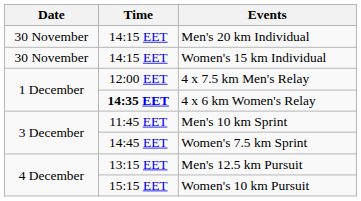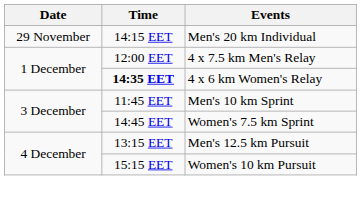(51, 36) 30 November -> (53, 36) 29 November
- row: (254, 57)
